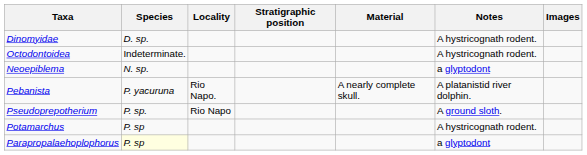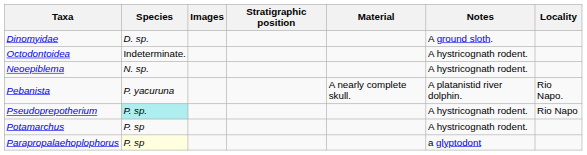columns swapped: (212, 17) <-> (563, 17)
(487, 38) A hystricognath rodent. -> (461, 38) A ground sloth.
(464, 69) a glyptodont -> (478, 69) A hystricognath rodent.
(135, 111) no background -> (135, 111) paleturquoise background
(469, 111) A ground sloth. -> (478, 111) A hystricognath rodent.
